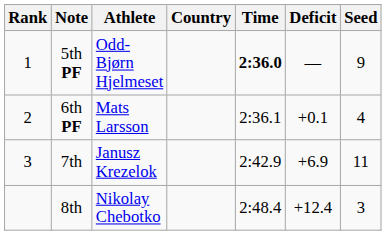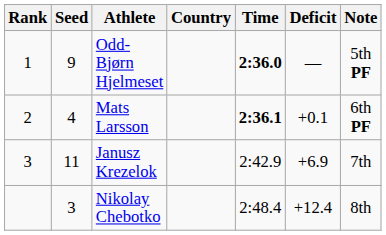columns swapped: (361, 17) <-> (72, 17)
(260, 117) normal -> (260, 117) bold
